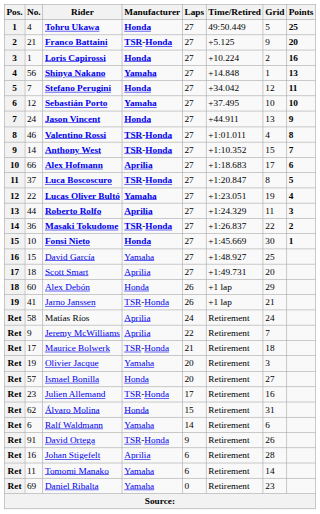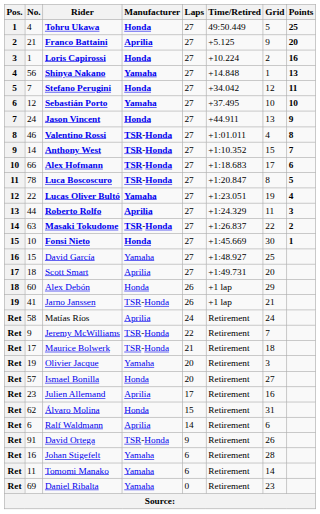(148, 42) TSR-Honda -> (138, 42) Aprilia
(138, 165) Aprilia -> (148, 165) TSR-Honda
(32, 180) 37 -> (32, 180) 78
(32, 226) 36 -> (32, 226) 63
(137, 333) Aprilia -> (147, 333) TSR-Honda
(147, 394) TSR-Honda -> (137, 394) Aprilia
(139, 425) Yamaha -> (137, 425) Aprilia
(137, 455) Aprilia -> (139, 455) Yamaha
